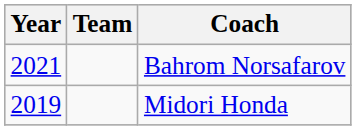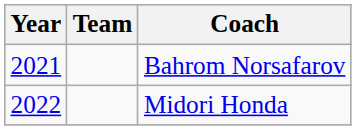(36, 104) 2019 -> (36, 104) 2022
